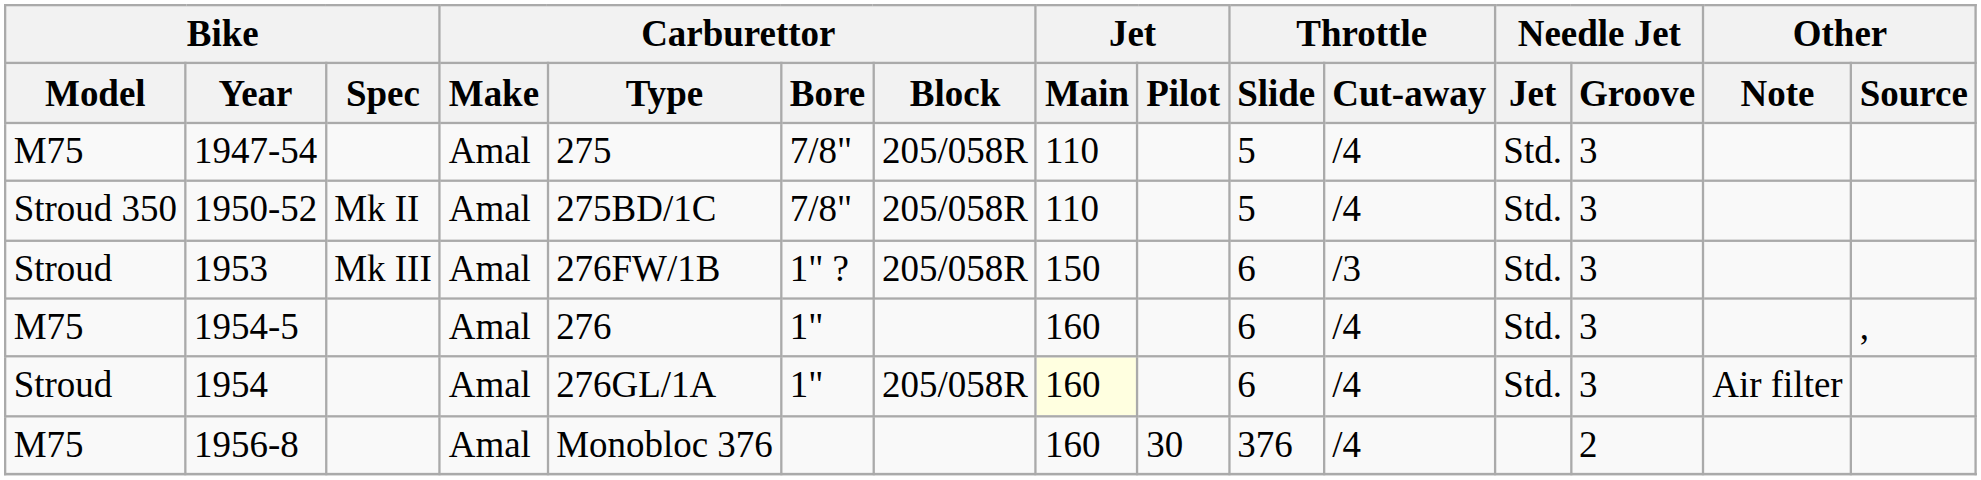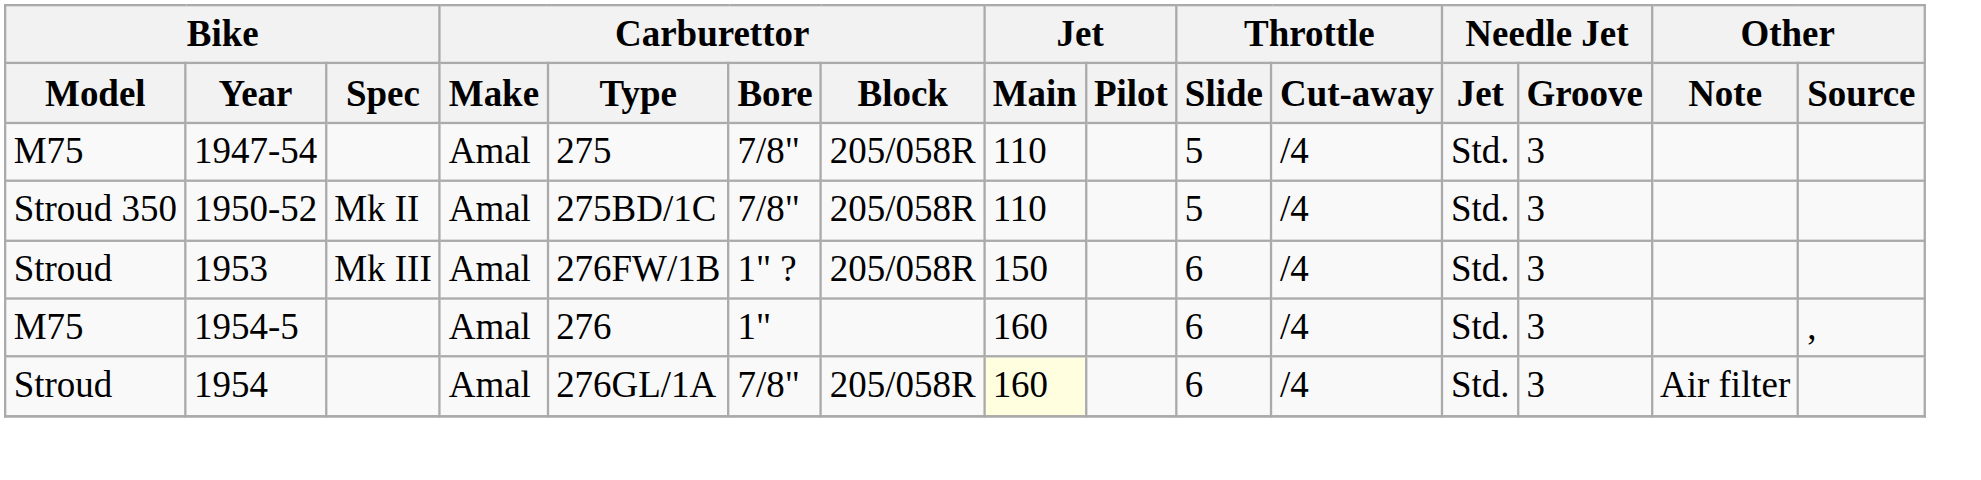(1347, 268) /3 -> (1294, 268) /4
(807, 385) 1" -> (769, 385) 7/8"
- row: (246, 444)
